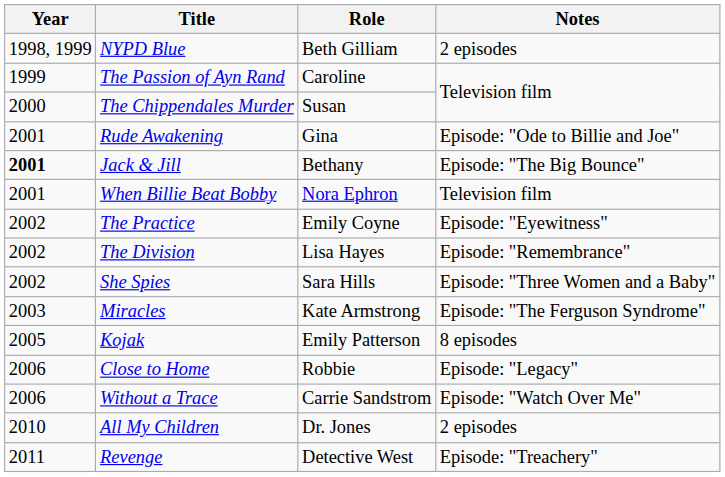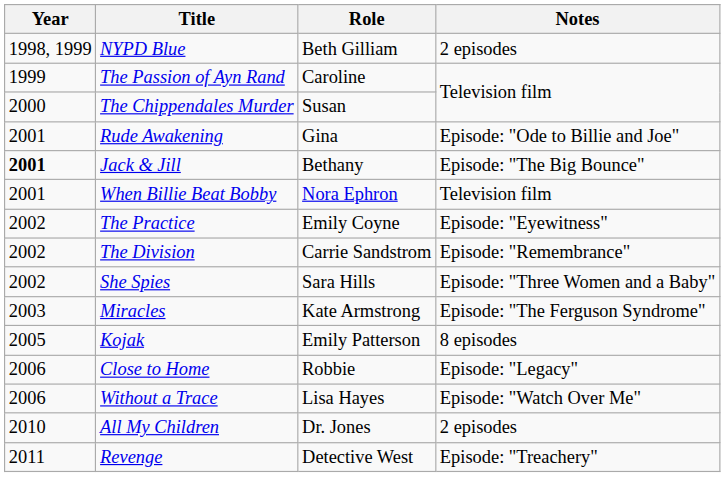(343, 252) Lisa Hayes -> (367, 252) Carrie Sandstrom
(367, 398) Carrie Sandstrom -> (343, 398) Lisa Hayes
